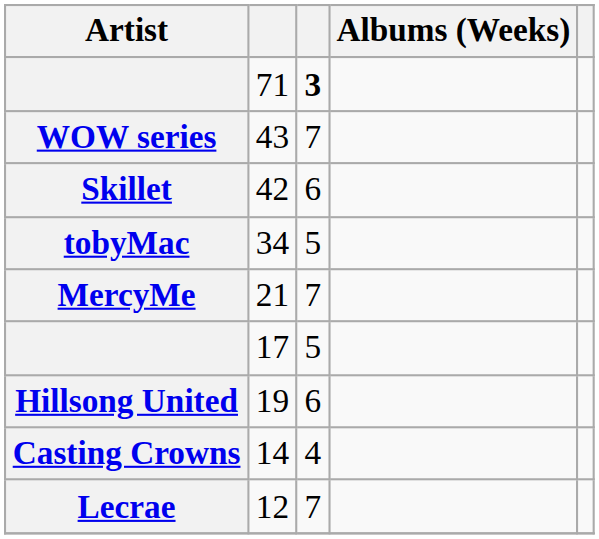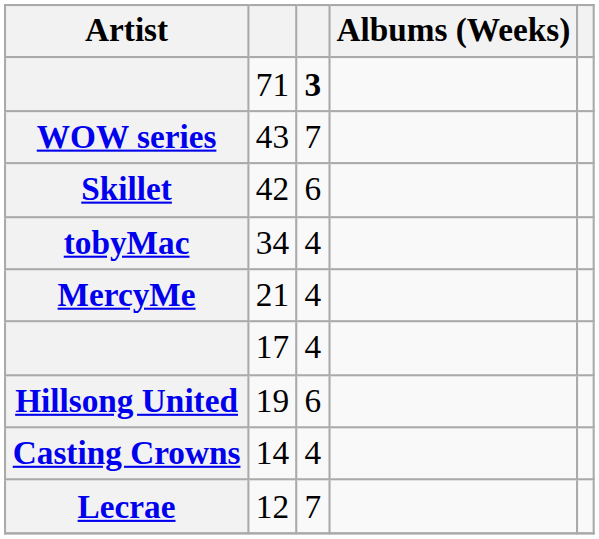(313, 242) 5 -> (313, 242) 4
(313, 294) 7 -> (313, 294) 4
(313, 347) 5 -> (313, 347) 4
